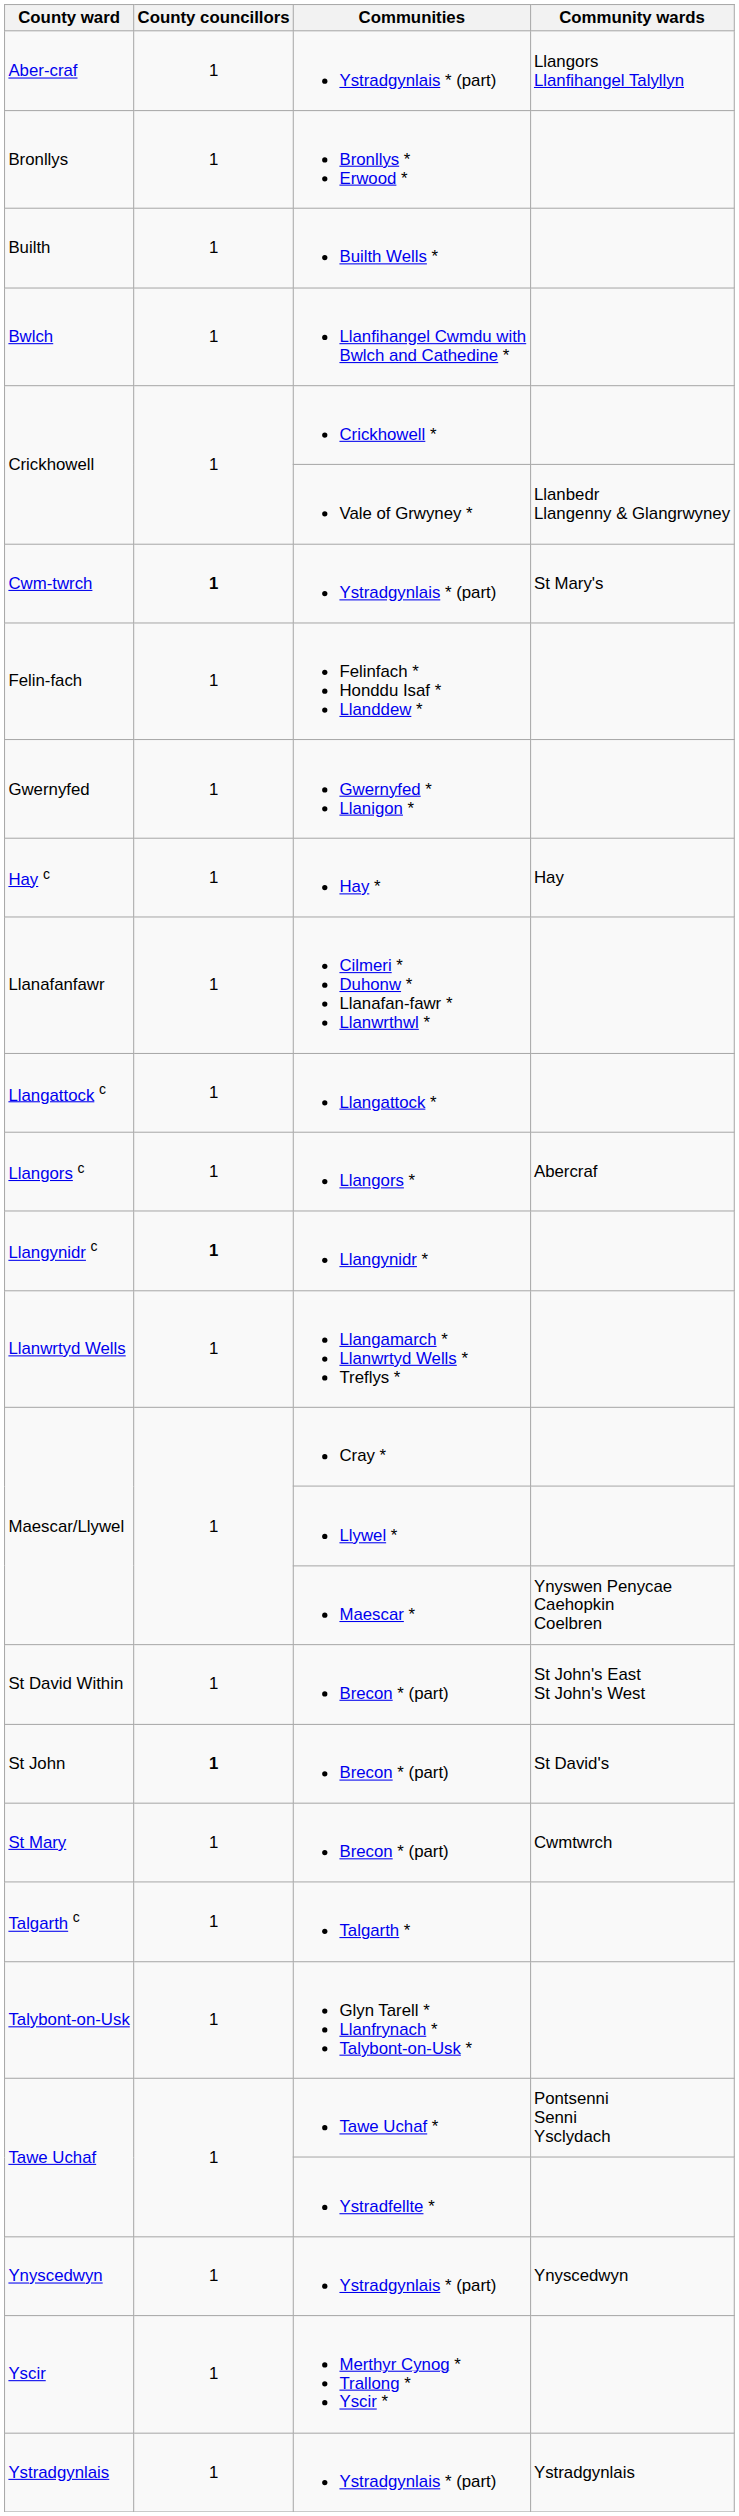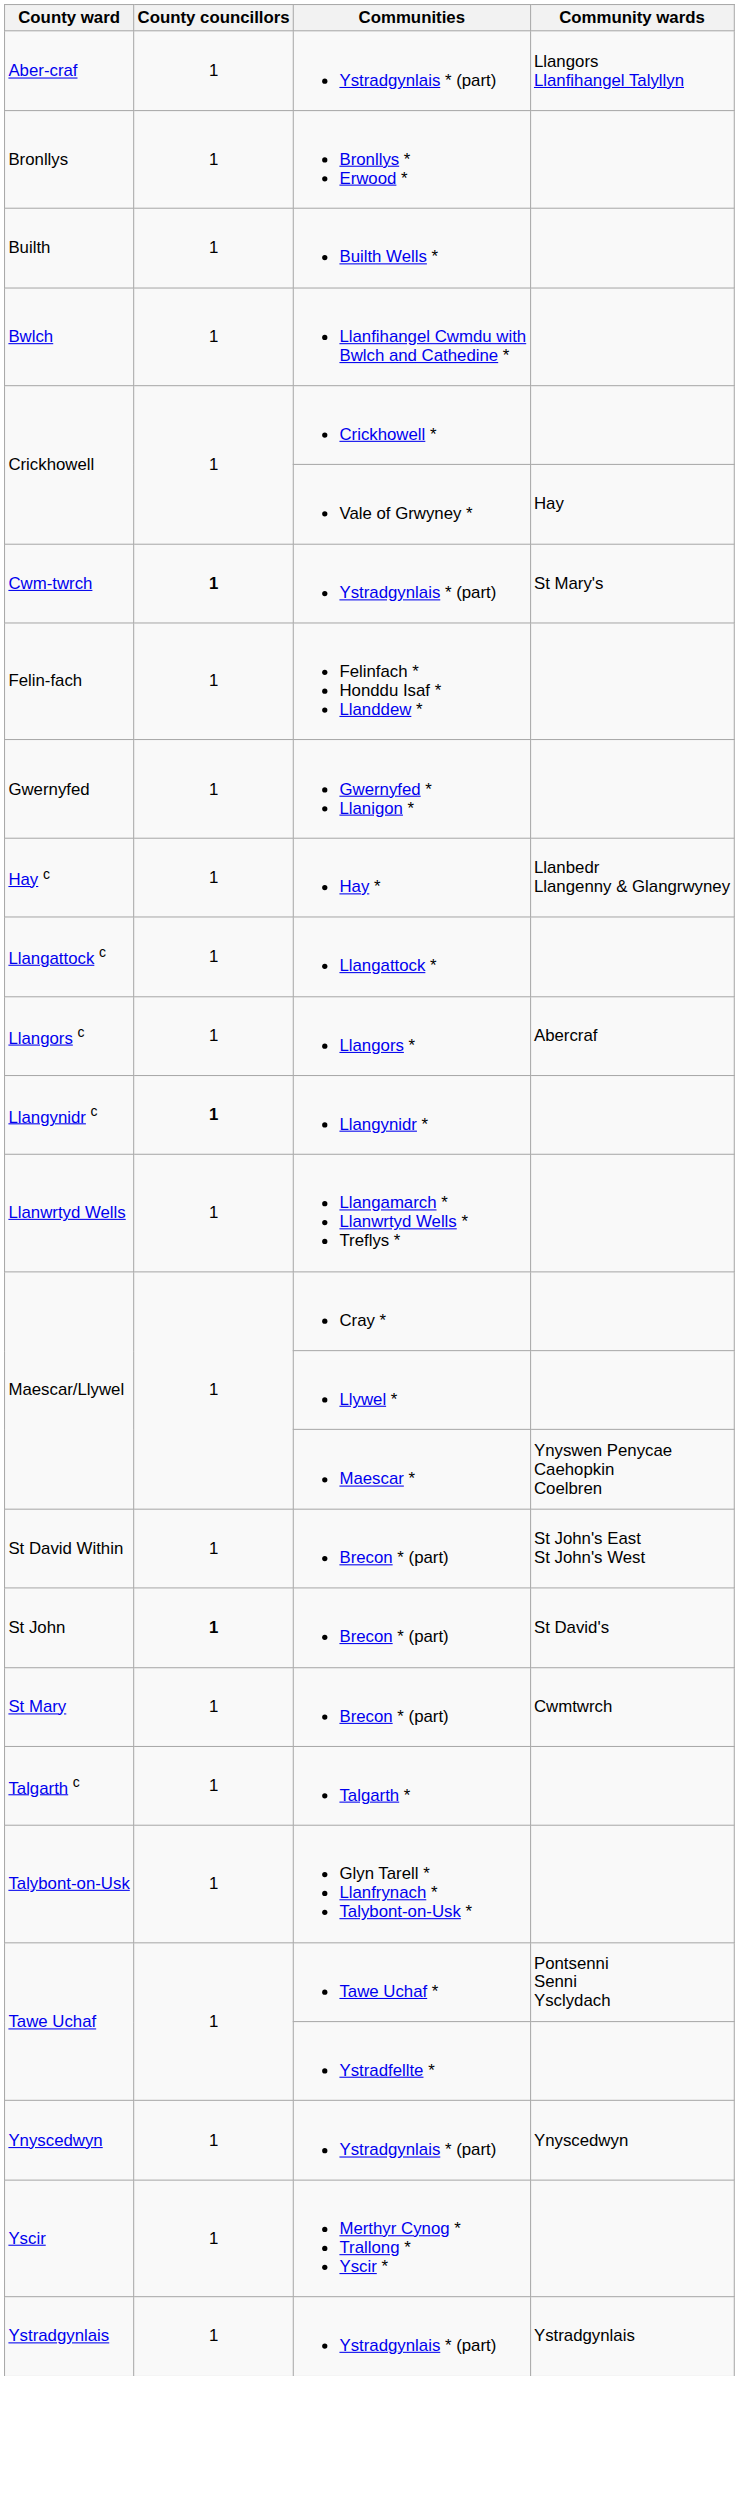(632, 504) Llanbedr Llangenny & Glangrwyney -> (549, 504) Hay
(549, 877) Hay -> (632, 877) Llanbedr Llangenny & Glangrwyney
- row: (56, 985)
